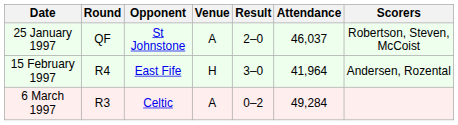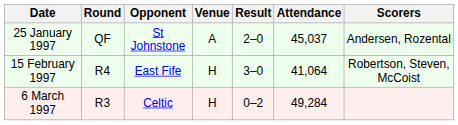(309, 39) 46,037 -> (309, 39) 45,037
(399, 39) Robertson, Steven, McCoist -> (399, 39) Andersen, Rozental
(309, 71) 41,964 -> (309, 71) 41,064
(399, 71) Andersen, Rozental -> (399, 71) Robertson, Steven, McCoist
(212, 103) A -> (212, 103) H
